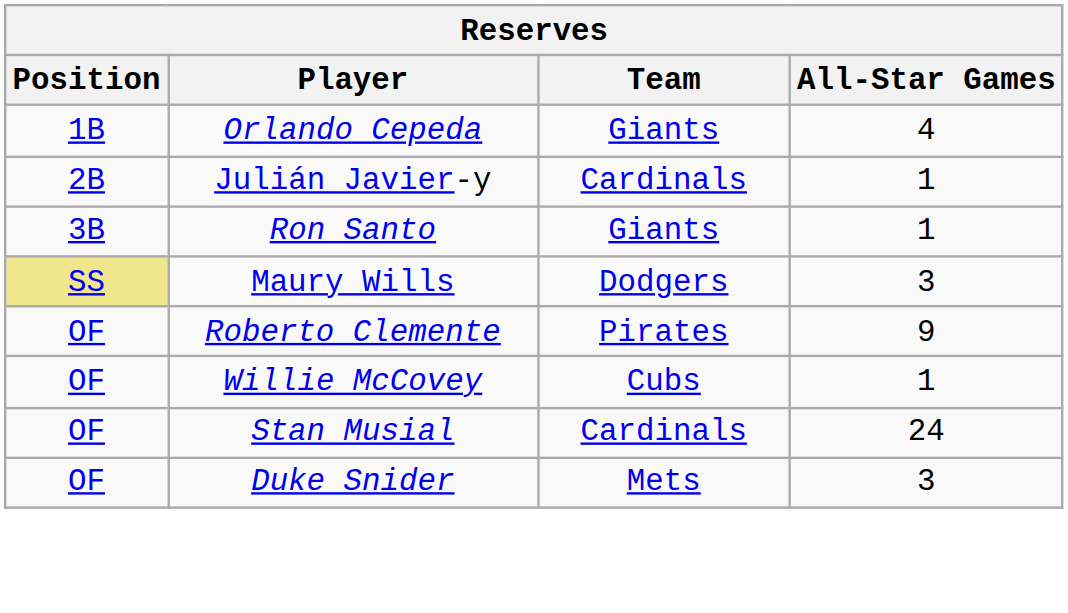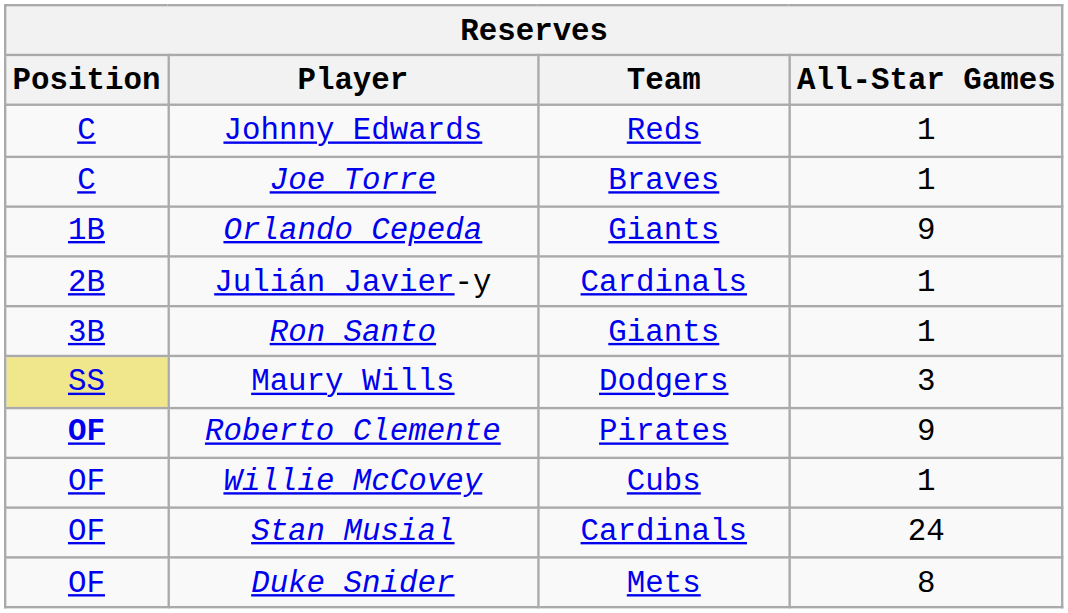+ row: (353, 131)
+ row: (353, 181)
(926, 131) 4 -> (926, 231) 9
(86, 332) normal -> (86, 432) bold
(926, 482) 3 -> (926, 583) 8
